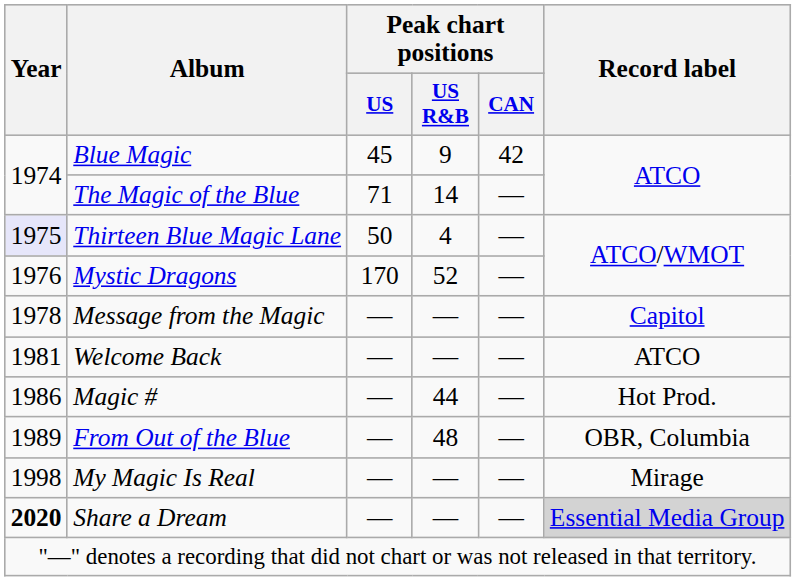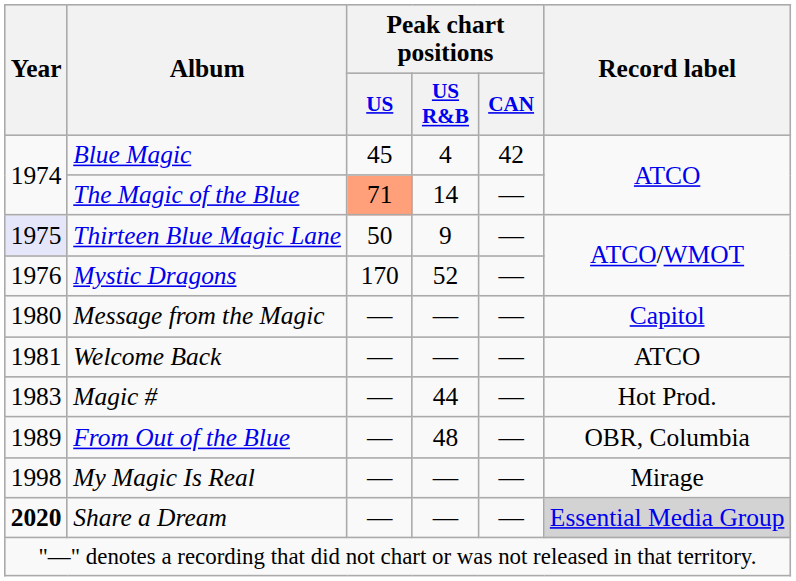(445, 154) 9 -> (445, 154) 4
(380, 194) no background -> (380, 194) lightsalmon background
(445, 235) 4 -> (445, 235) 9
(36, 315) 1978 -> (36, 315) 1980
(36, 396) 1986 -> (36, 396) 1983
